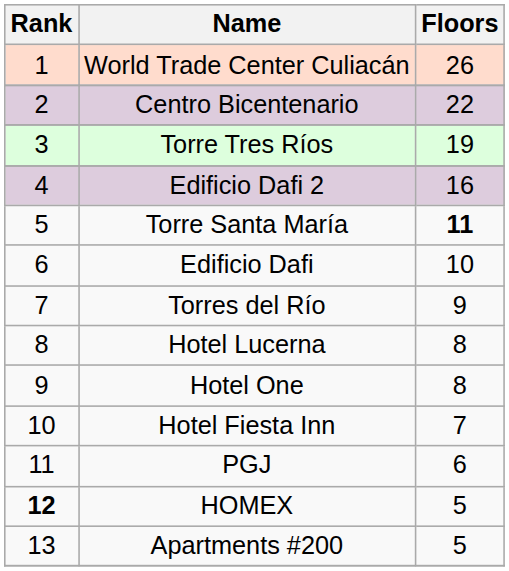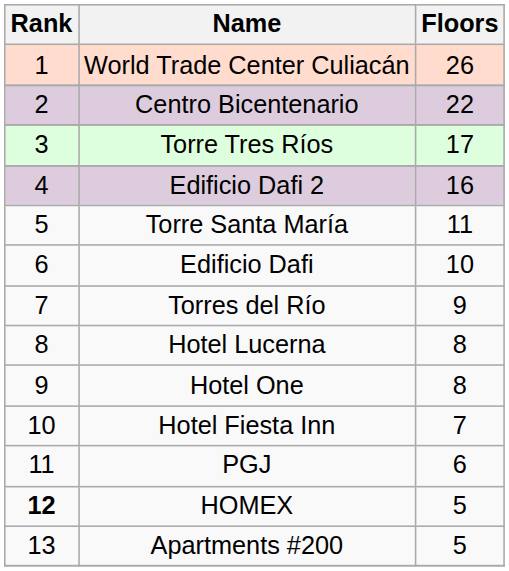(460, 144) 19 -> (460, 144) 17
(460, 225) bold -> (460, 225) normal
